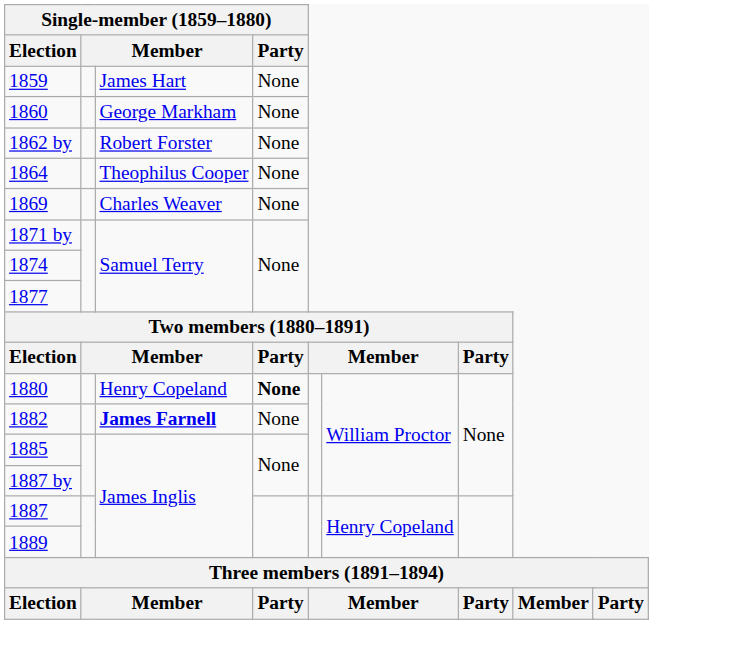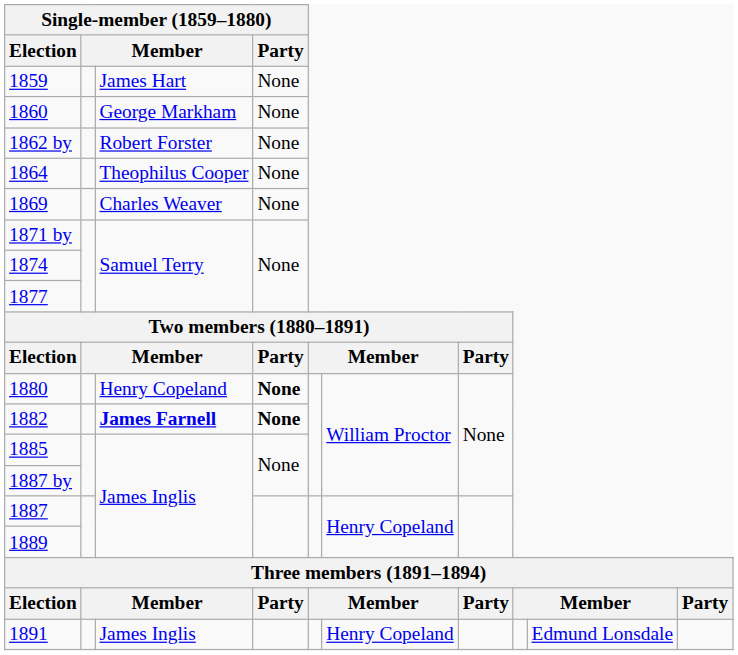(278, 419) normal -> (279, 419) bold
+ row: (28, 633)
